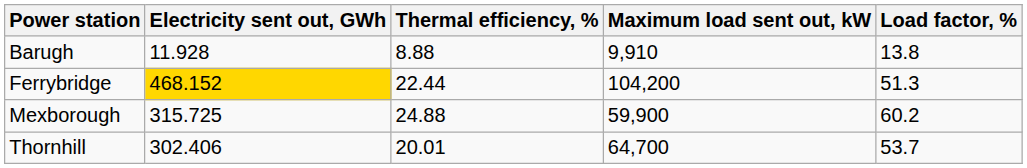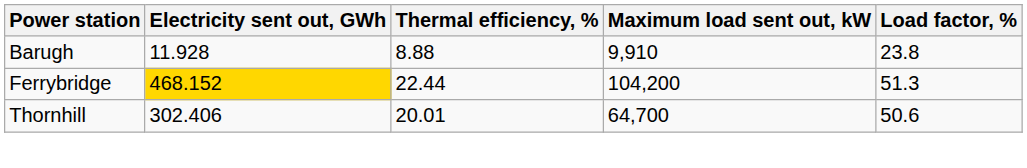(900, 52) 13.8 -> (900, 52) 23.8
- row: (65, 115)
(900, 147) 53.7 -> (900, 115) 50.6
